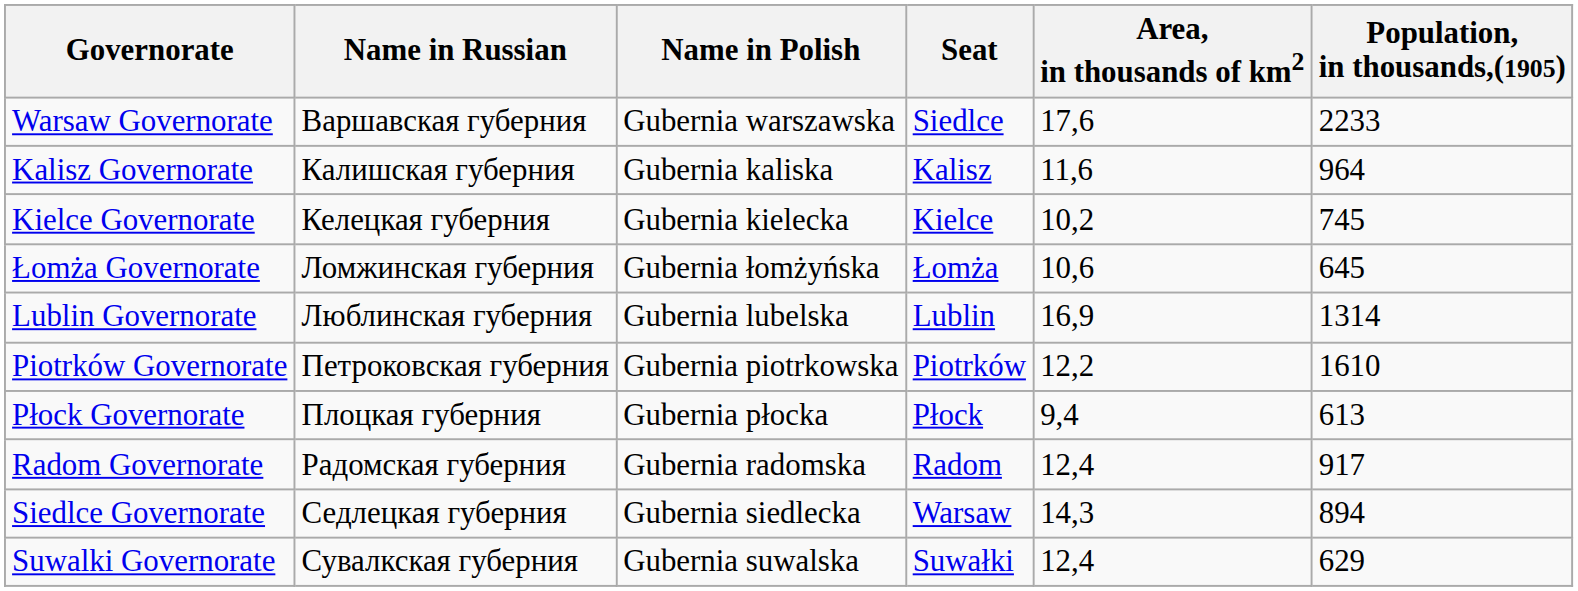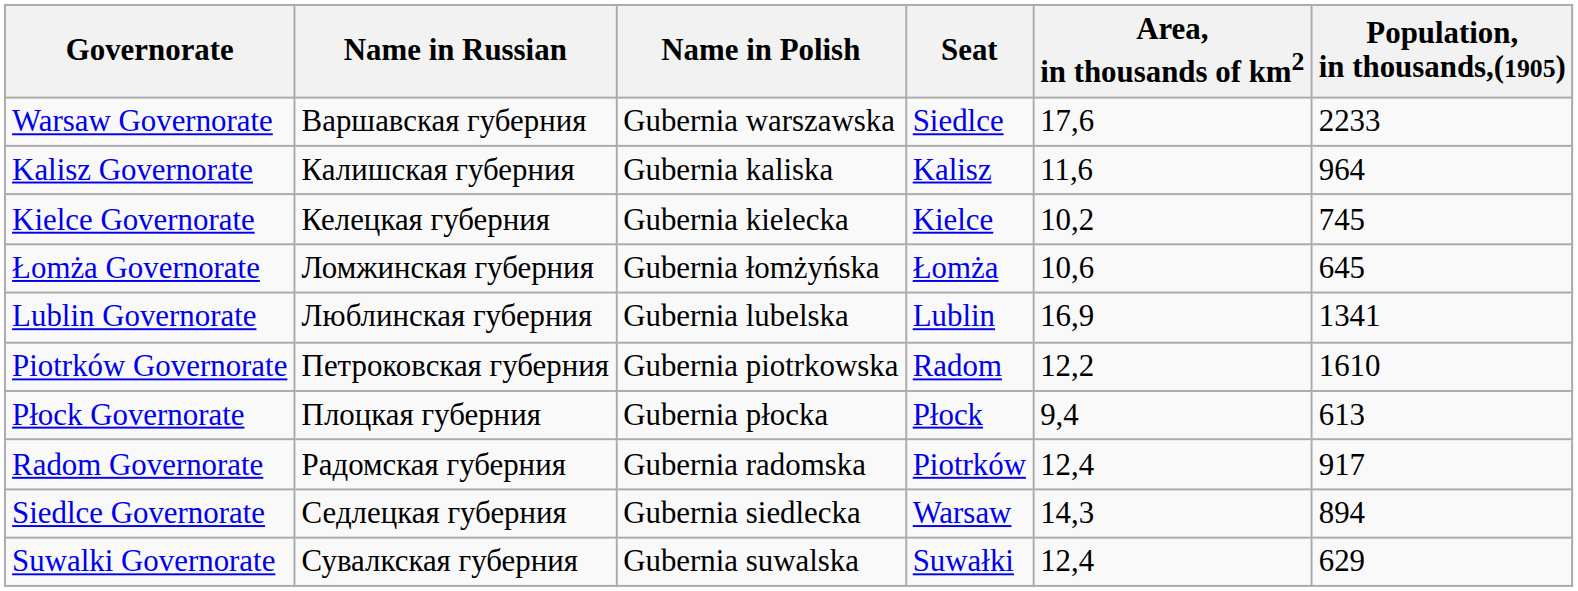(1350, 316) 1314 -> (1350, 316) 1341
(969, 365) Piotrków -> (957, 365) Radom
(957, 463) Radom -> (969, 463) Piotrków
